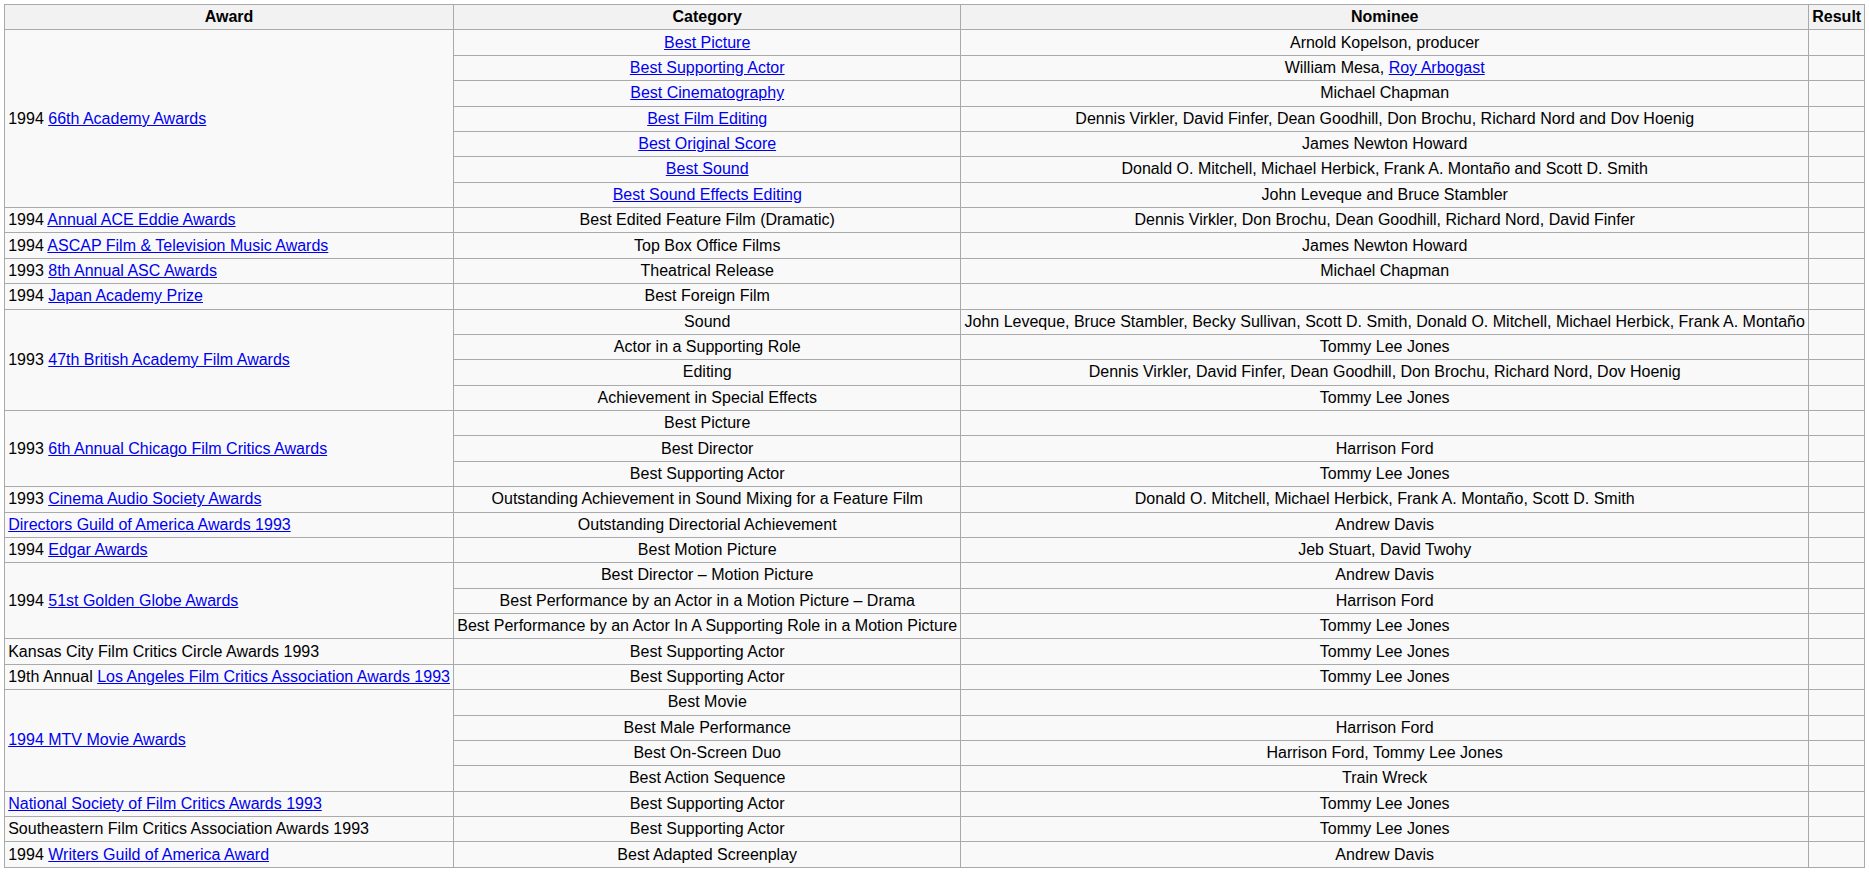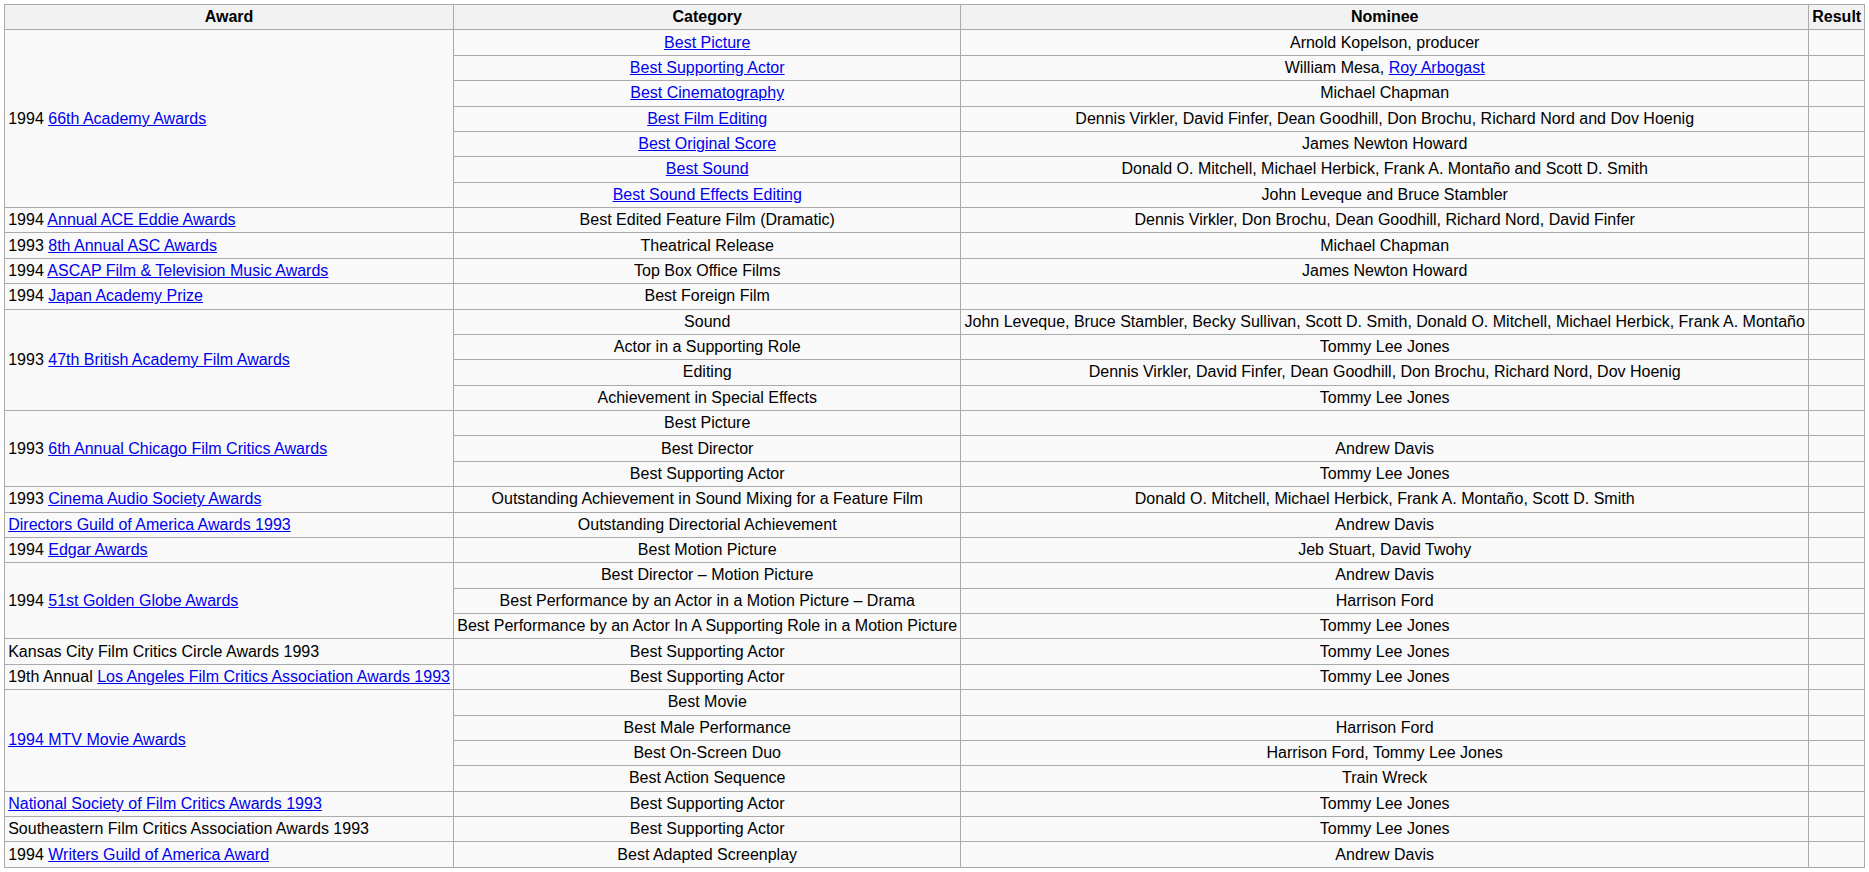rows swapped: (113, 270) <-> (168, 245)
(1385, 448) Harrison Ford -> (1385, 448) Andrew Davis
